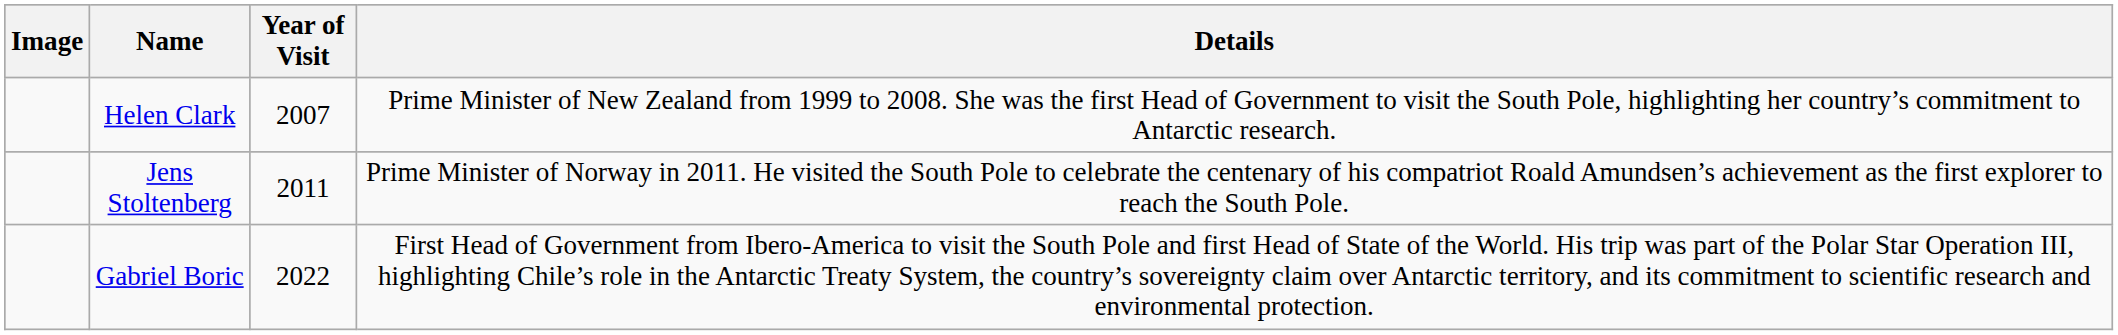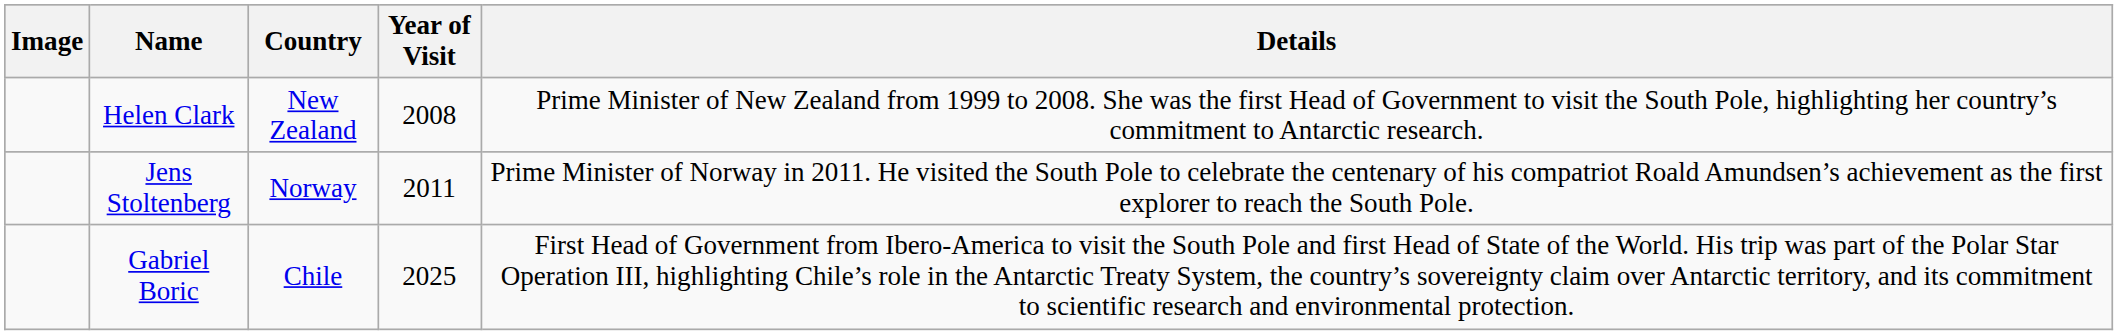+ column: (313, 41)
(303, 114) 2007 -> (429, 114) 2008
(303, 276) 2022 -> (429, 276) 2025
